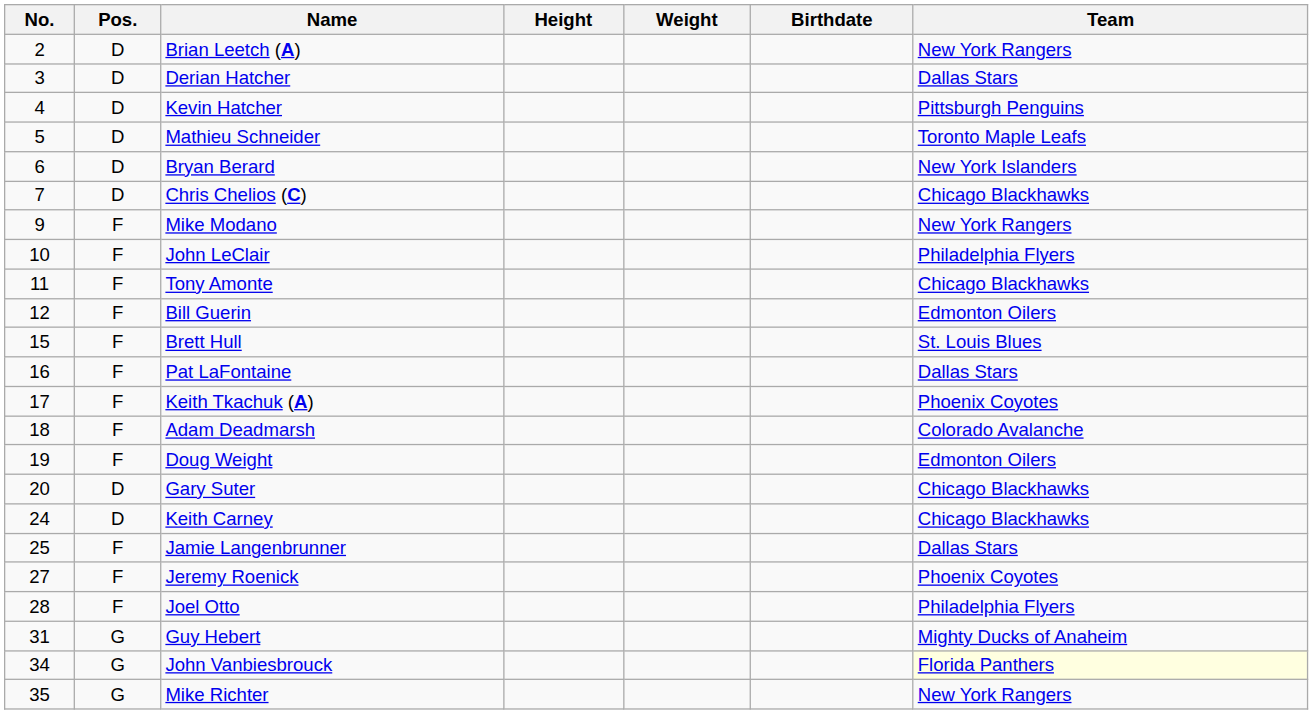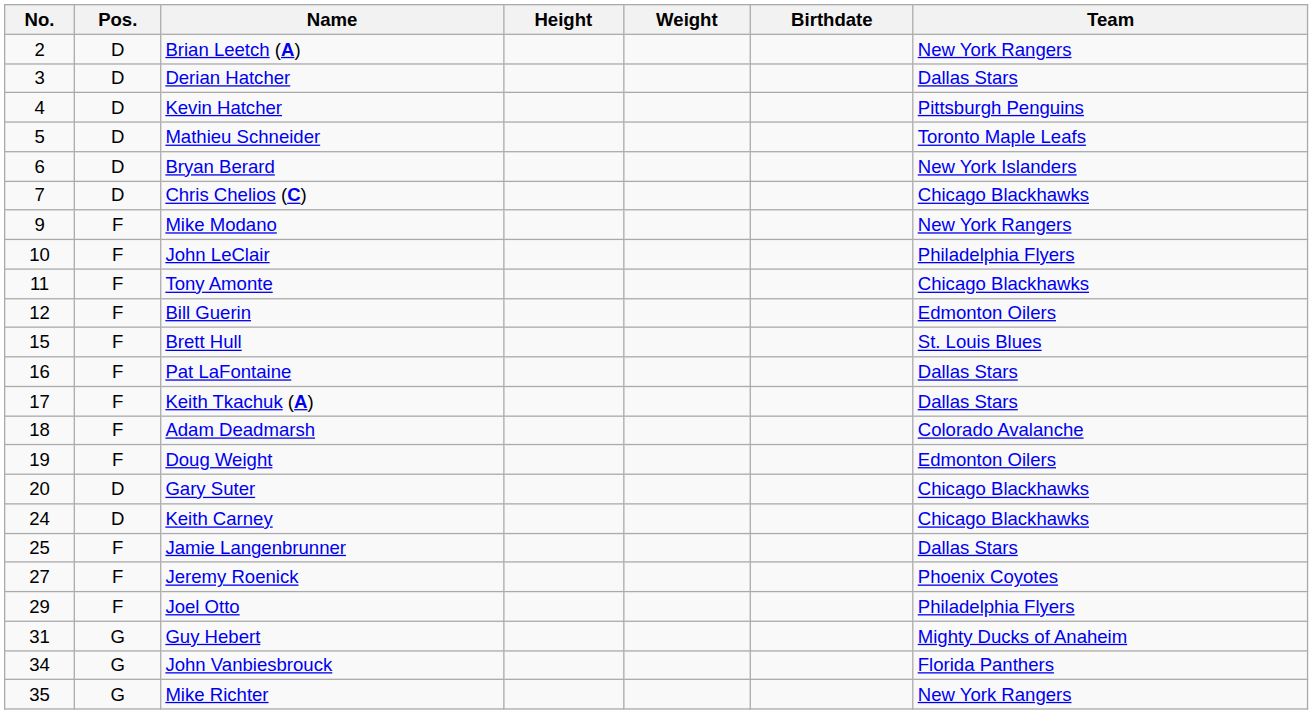(988, 401) Phoenix Coyotes -> (968, 401) Dallas Stars
(40, 607) 28 -> (40, 607) 29
(986, 665) lightyellow background -> (986, 665) no background
